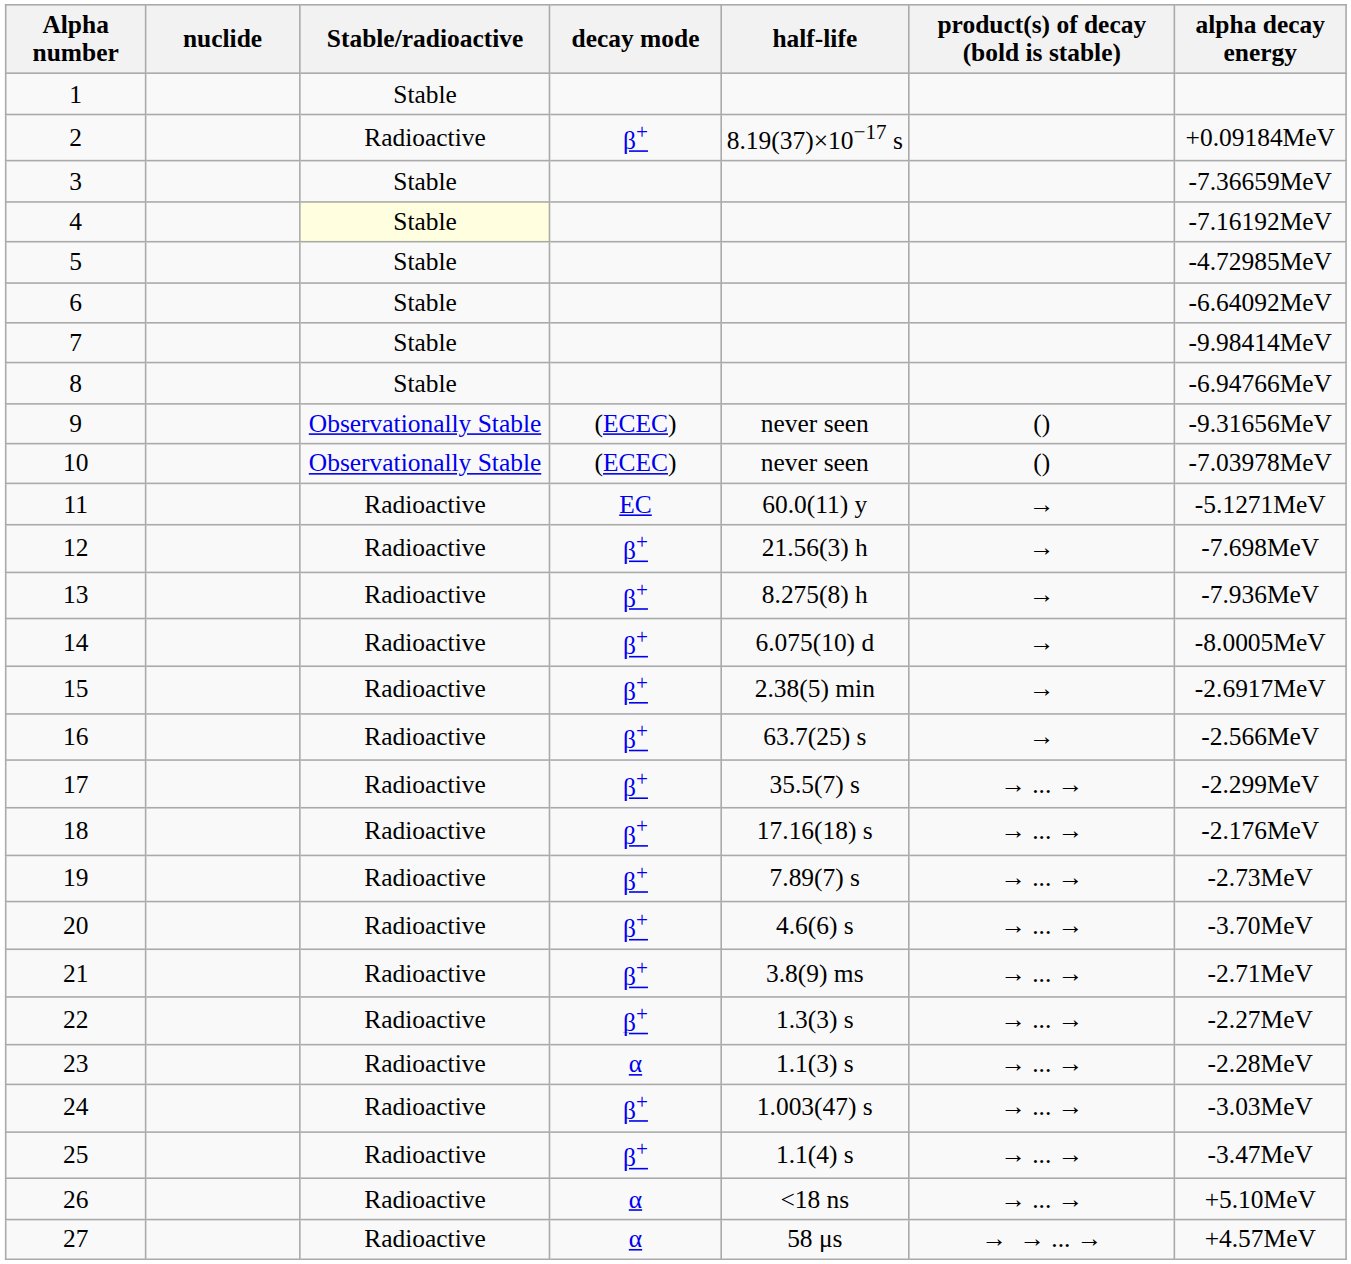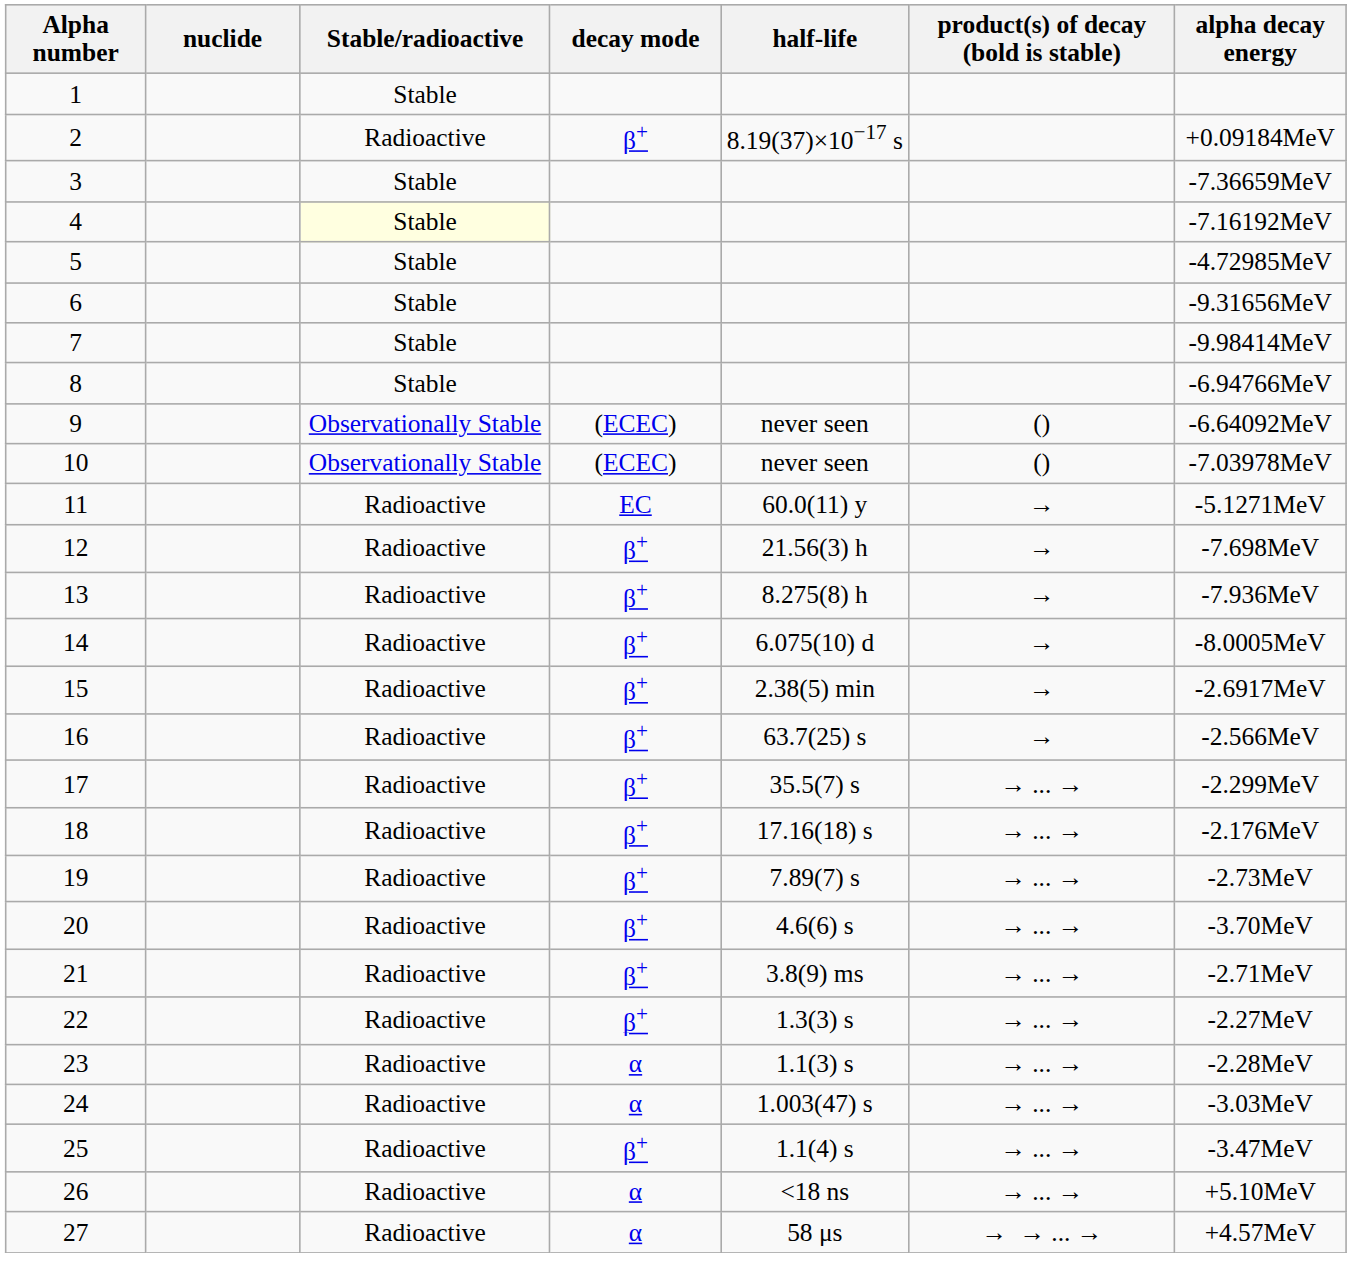(1260, 302) -6.64092MeV -> (1260, 302) -9.31656MeV
(1260, 423) -9.31656MeV -> (1260, 423) -6.64092MeV
(635, 1107) β+ -> (635, 1104) α
